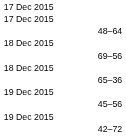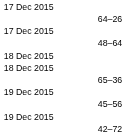+ row: (50, 19)
- row: (50, 56)
